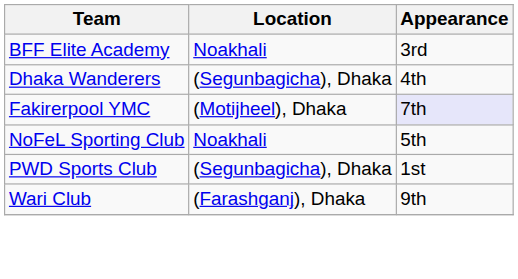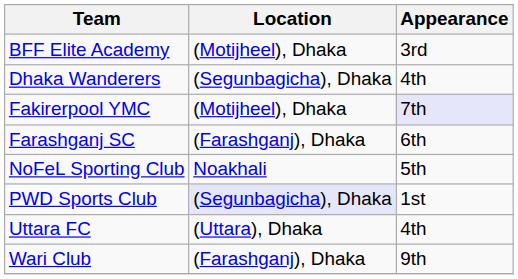(230, 49) Noakhali -> (270, 49) (Motijheel), Dhaka
+ row: (72, 139)
(292, 169) no background -> (292, 199) lavender background
+ row: (50, 229)
